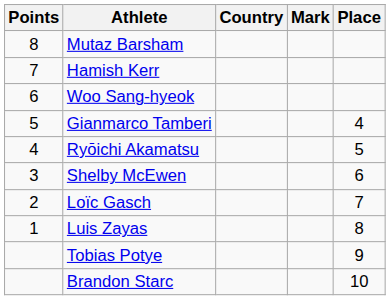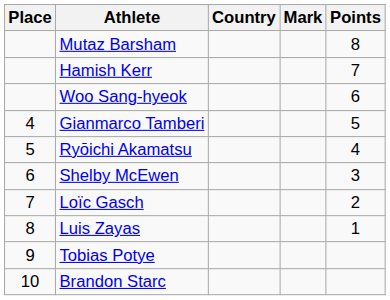columns swapped: (359, 17) <-> (34, 17)
